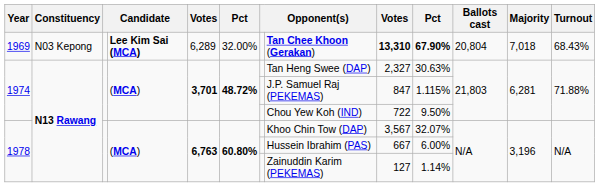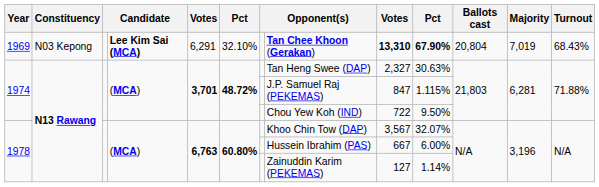(203, 46) 6,289 -> (203, 46) 6,291
(240, 46) 32.00% -> (240, 46) 32.10%
(522, 46) 7,018 -> (522, 46) 7,019
